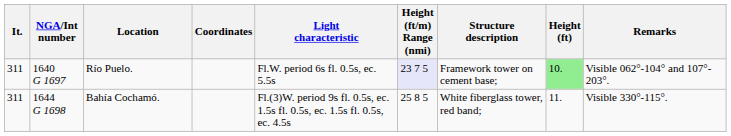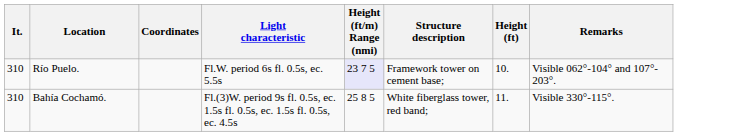- column: (57, 31)
(15, 68) 311 -> (15, 68) 310
(556, 68) lightgreen background -> (502, 68) no background
(15, 97) 311 -> (15, 97) 310
